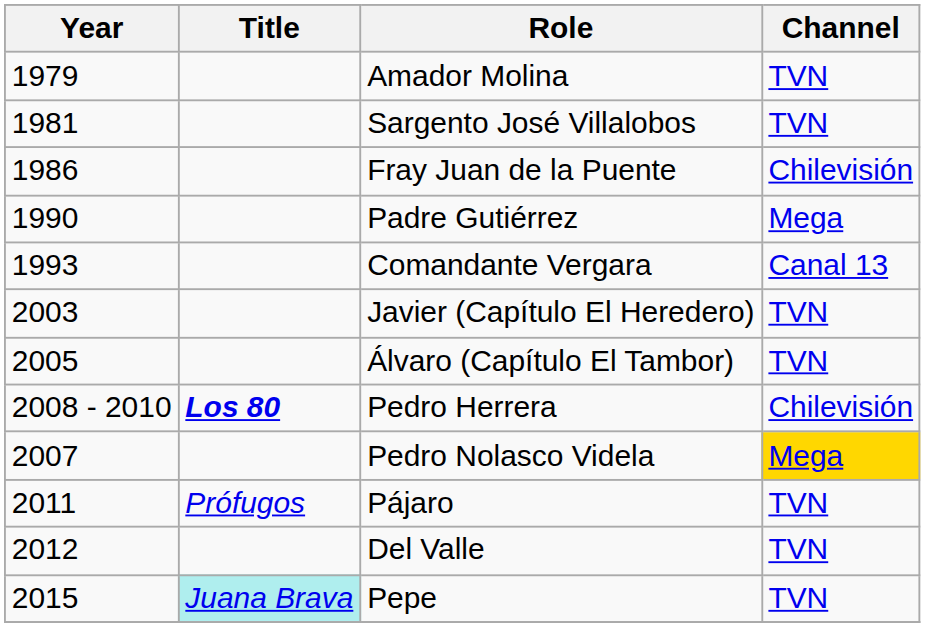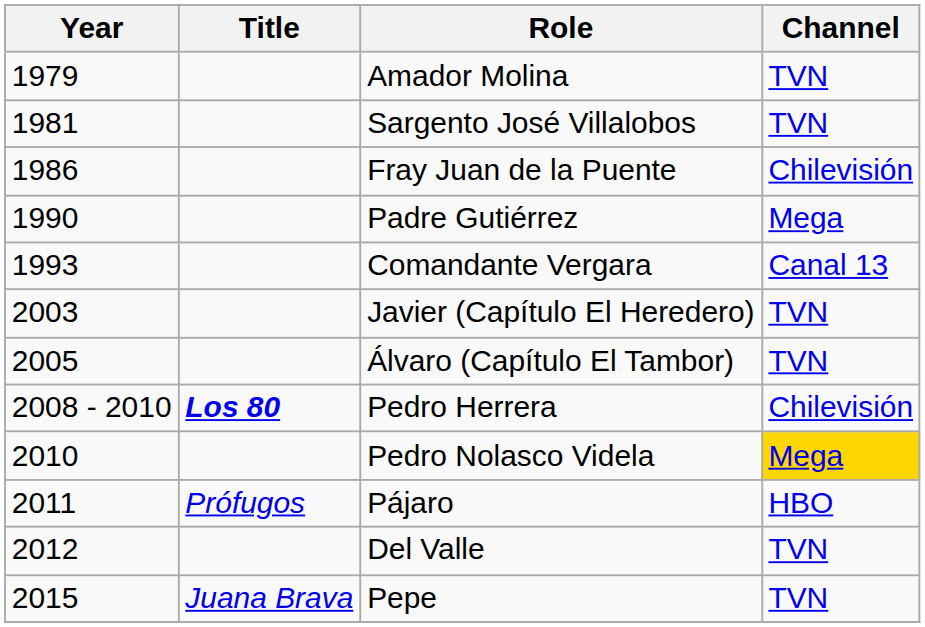(45, 455) 2007 -> (45, 455) 2010
(798, 502) TVN -> (801, 502) HBO
(269, 597) paleturquoise background -> (269, 597) no background
